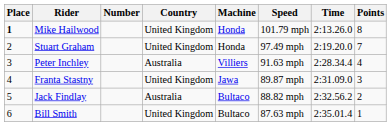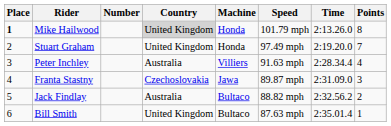(179, 29) no background -> (179, 29) lightgrey background
(179, 80) United Kingdom -> (177, 80) Czechoslovakia
